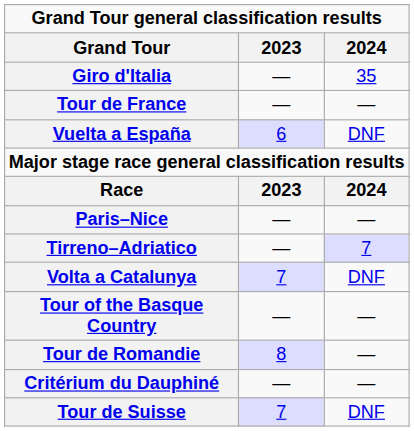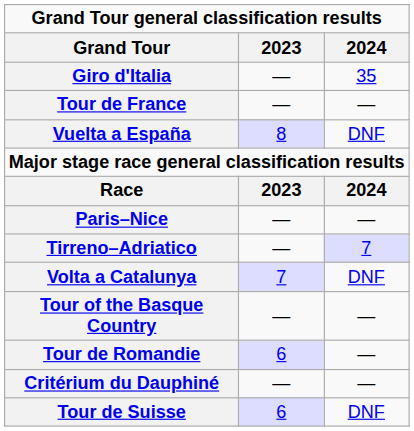(281, 133) 6 -> (281, 133) 8
(281, 354) 8 -> (281, 354) 6
(281, 411) 7 -> (281, 411) 6
